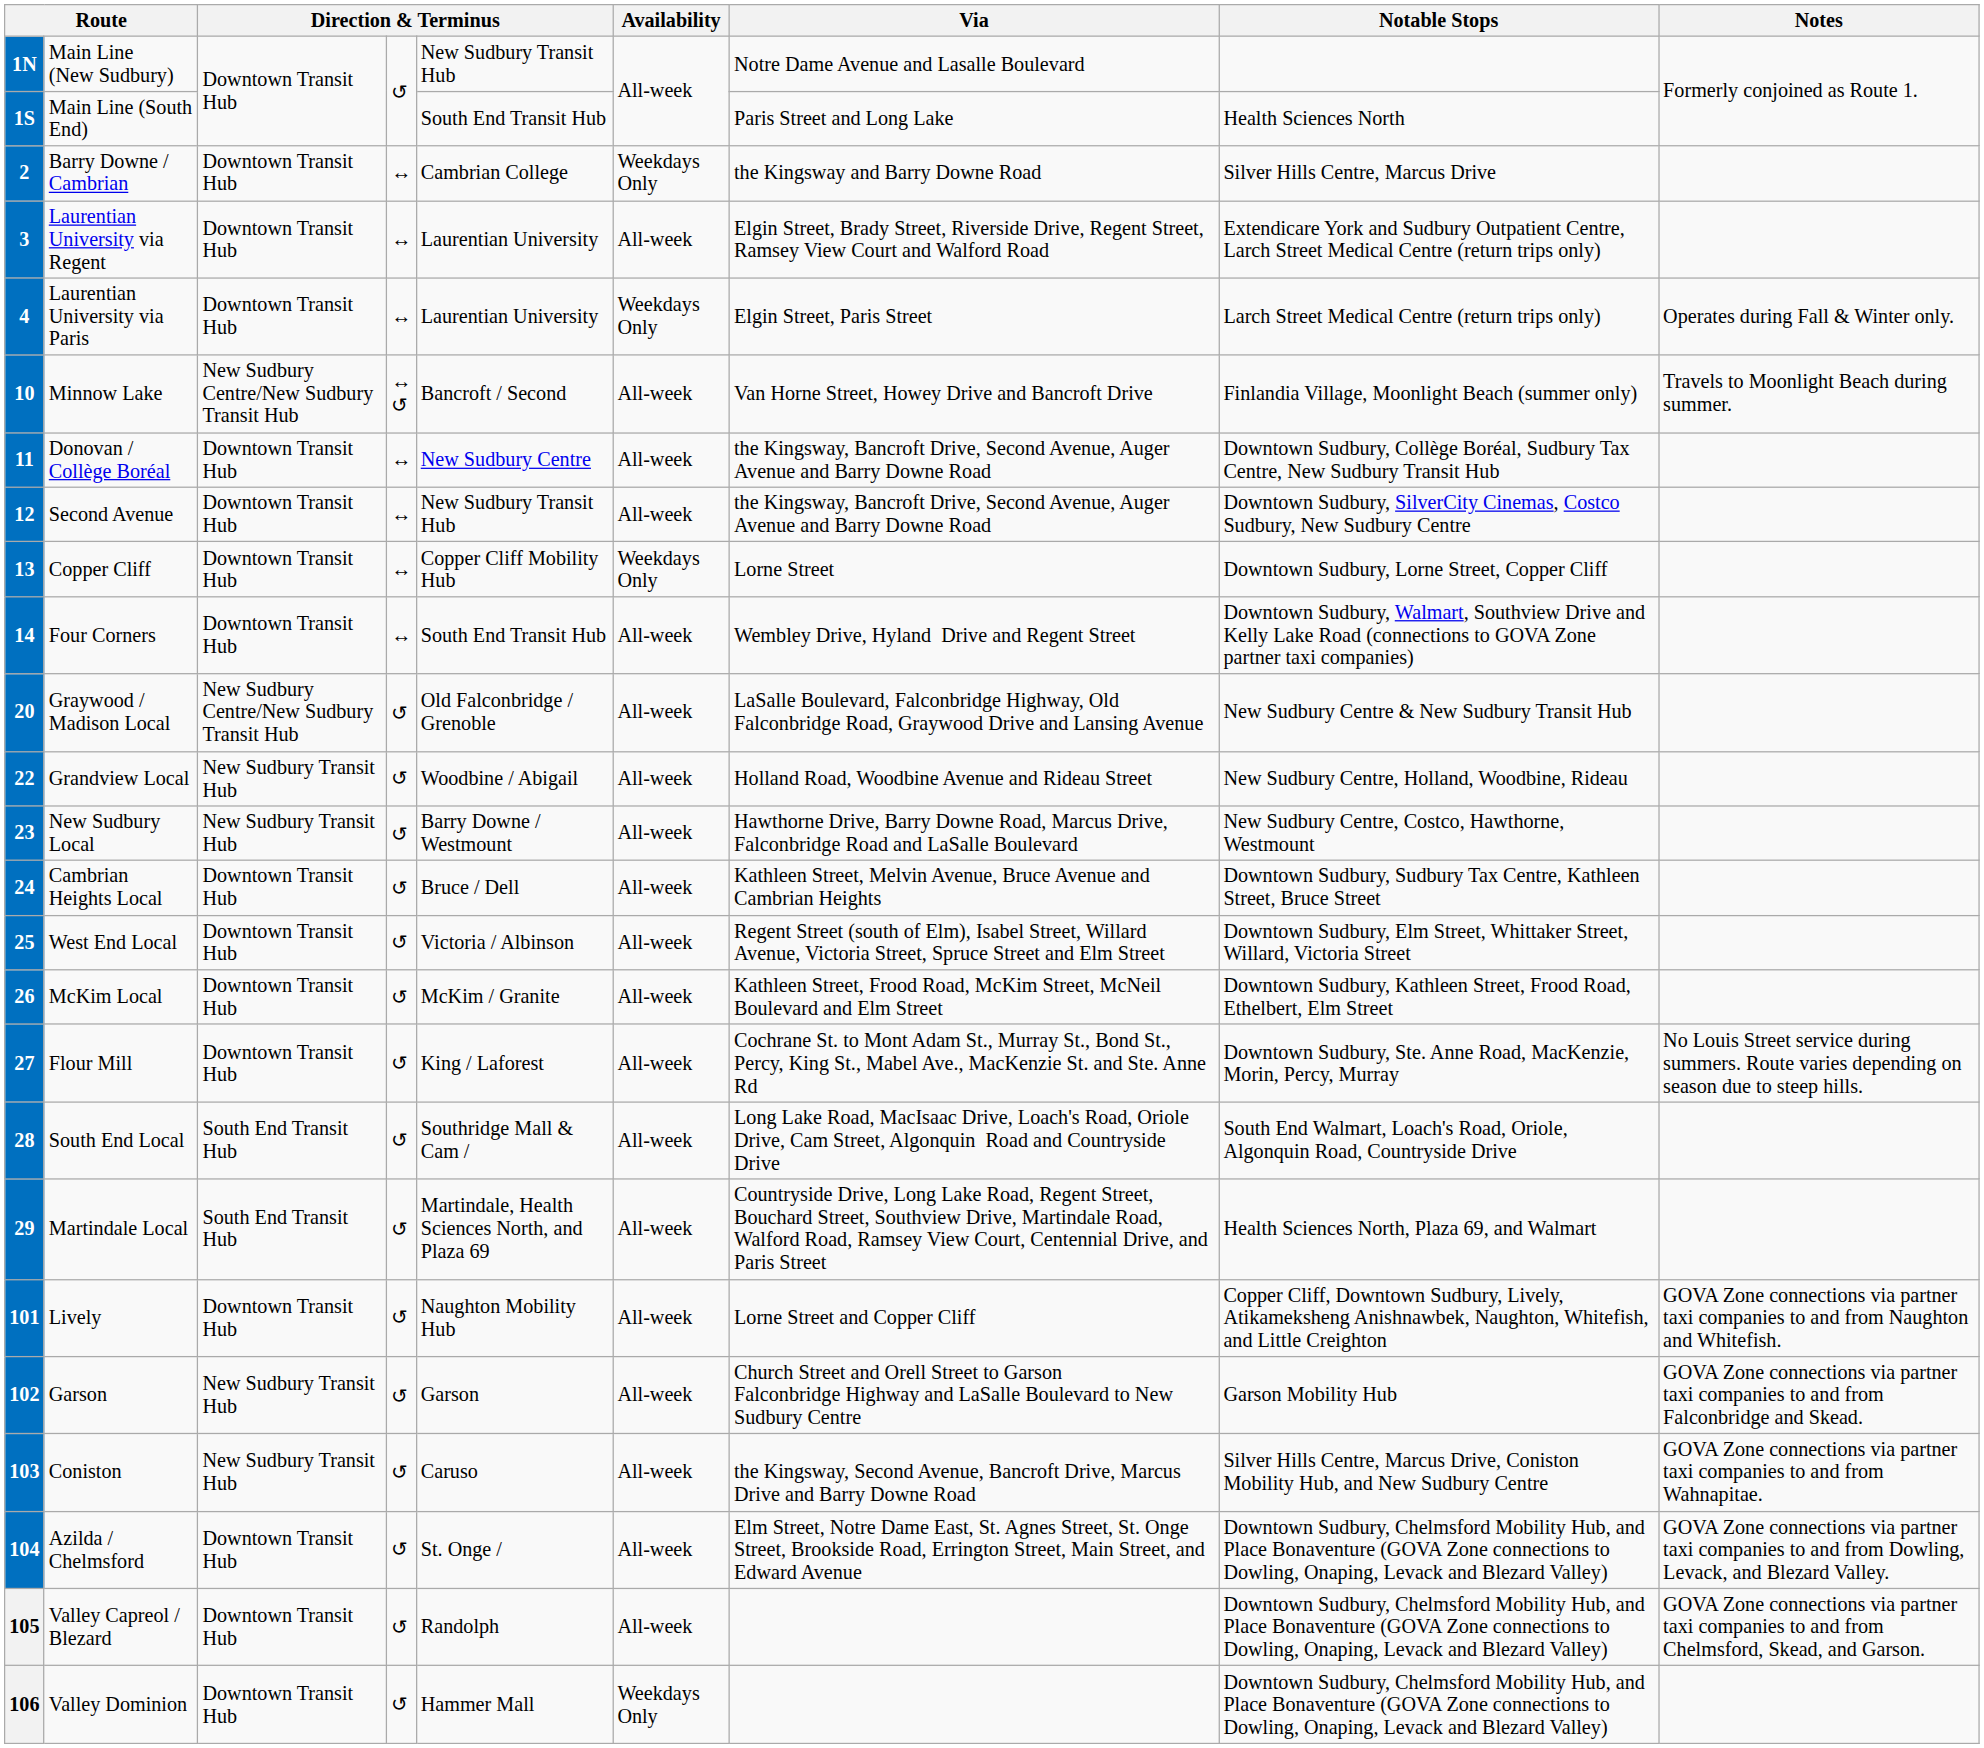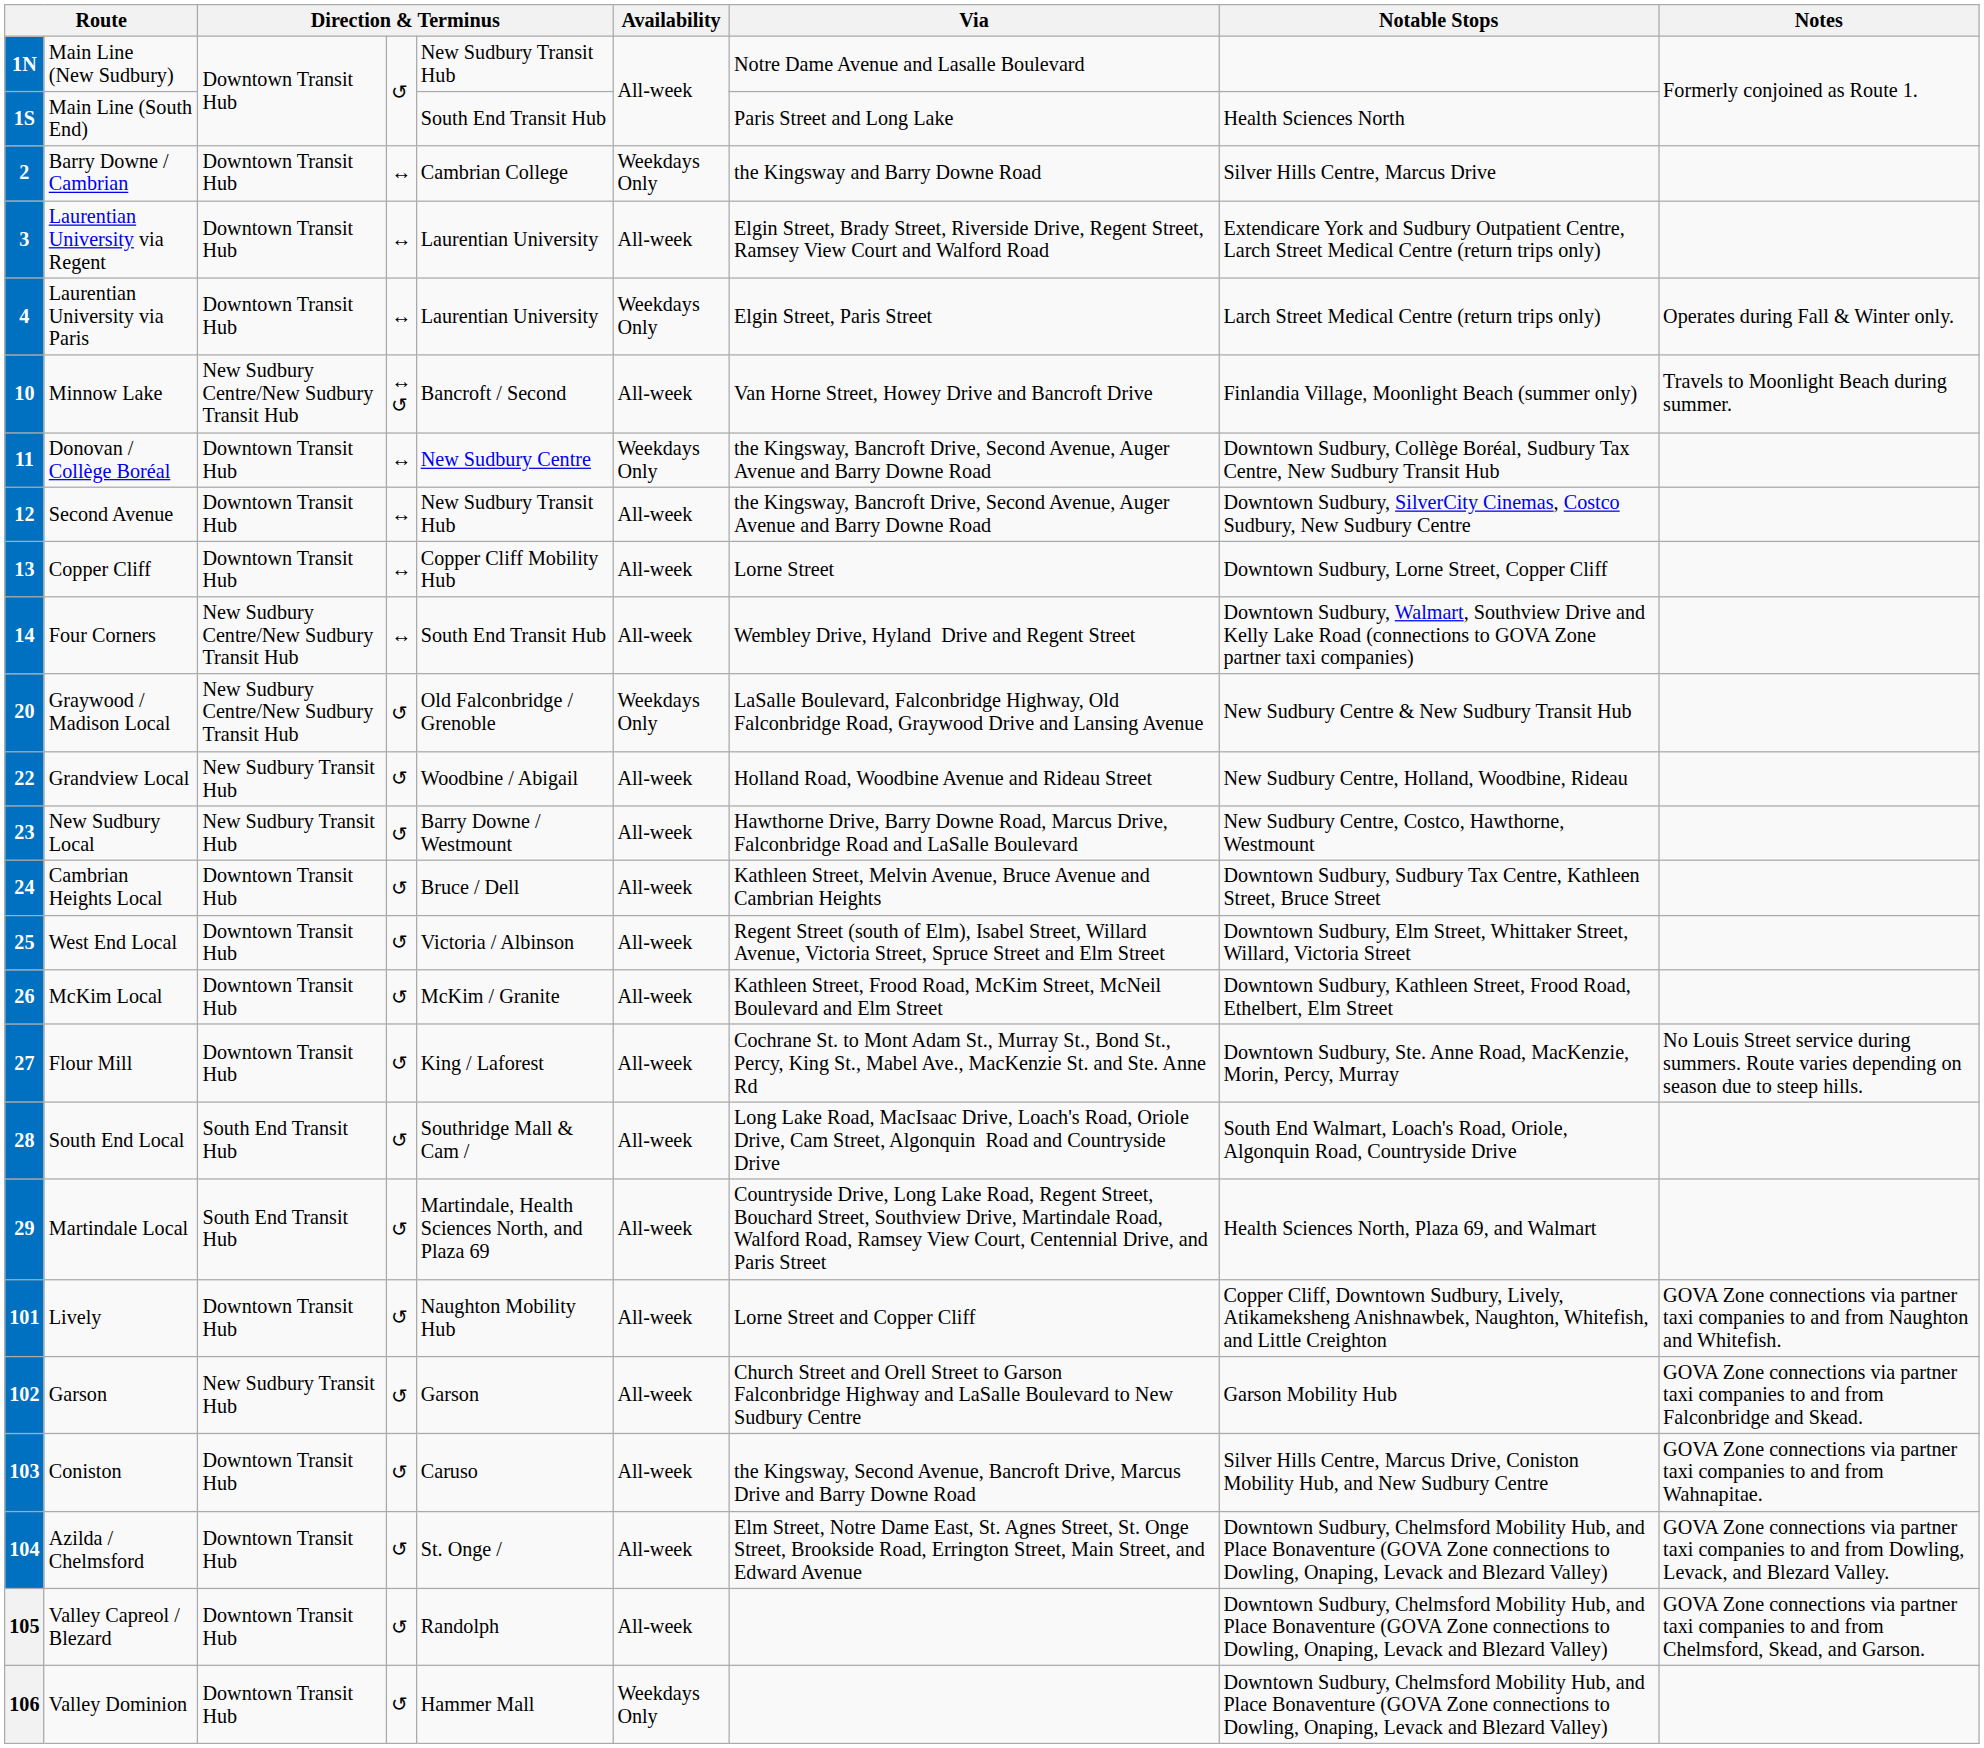(655, 459) All-week -> (659, 459) Weekdays Only
(659, 569) Weekdays Only -> (655, 569) All-week
(278, 635) Downtown Transit Hub -> (288, 635) New Sudbury Centre/New Sudbury Transit Hub
(655, 712) All-week -> (659, 712) Weekdays Only
(289, 1472) New Sudbury Transit Hub -> (278, 1472) Downtown Transit Hub
